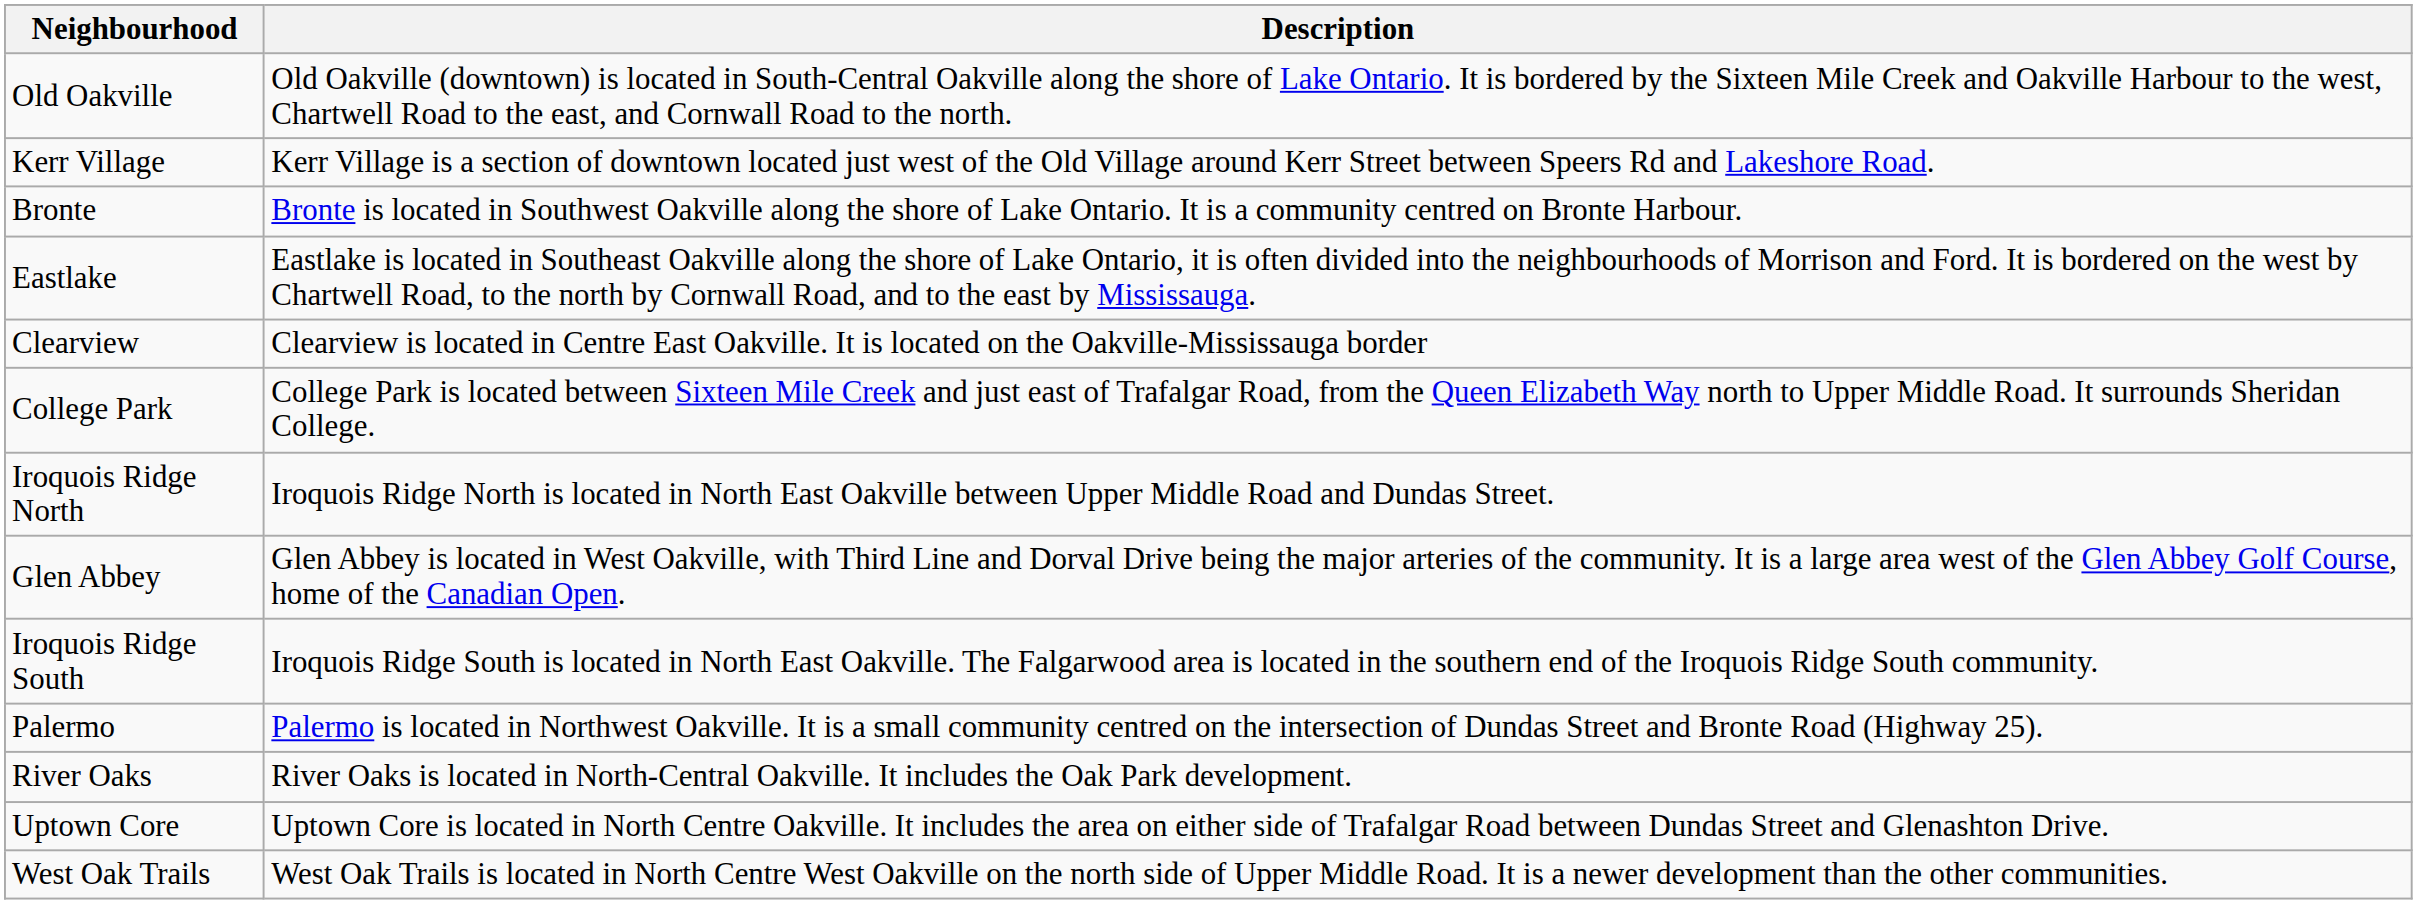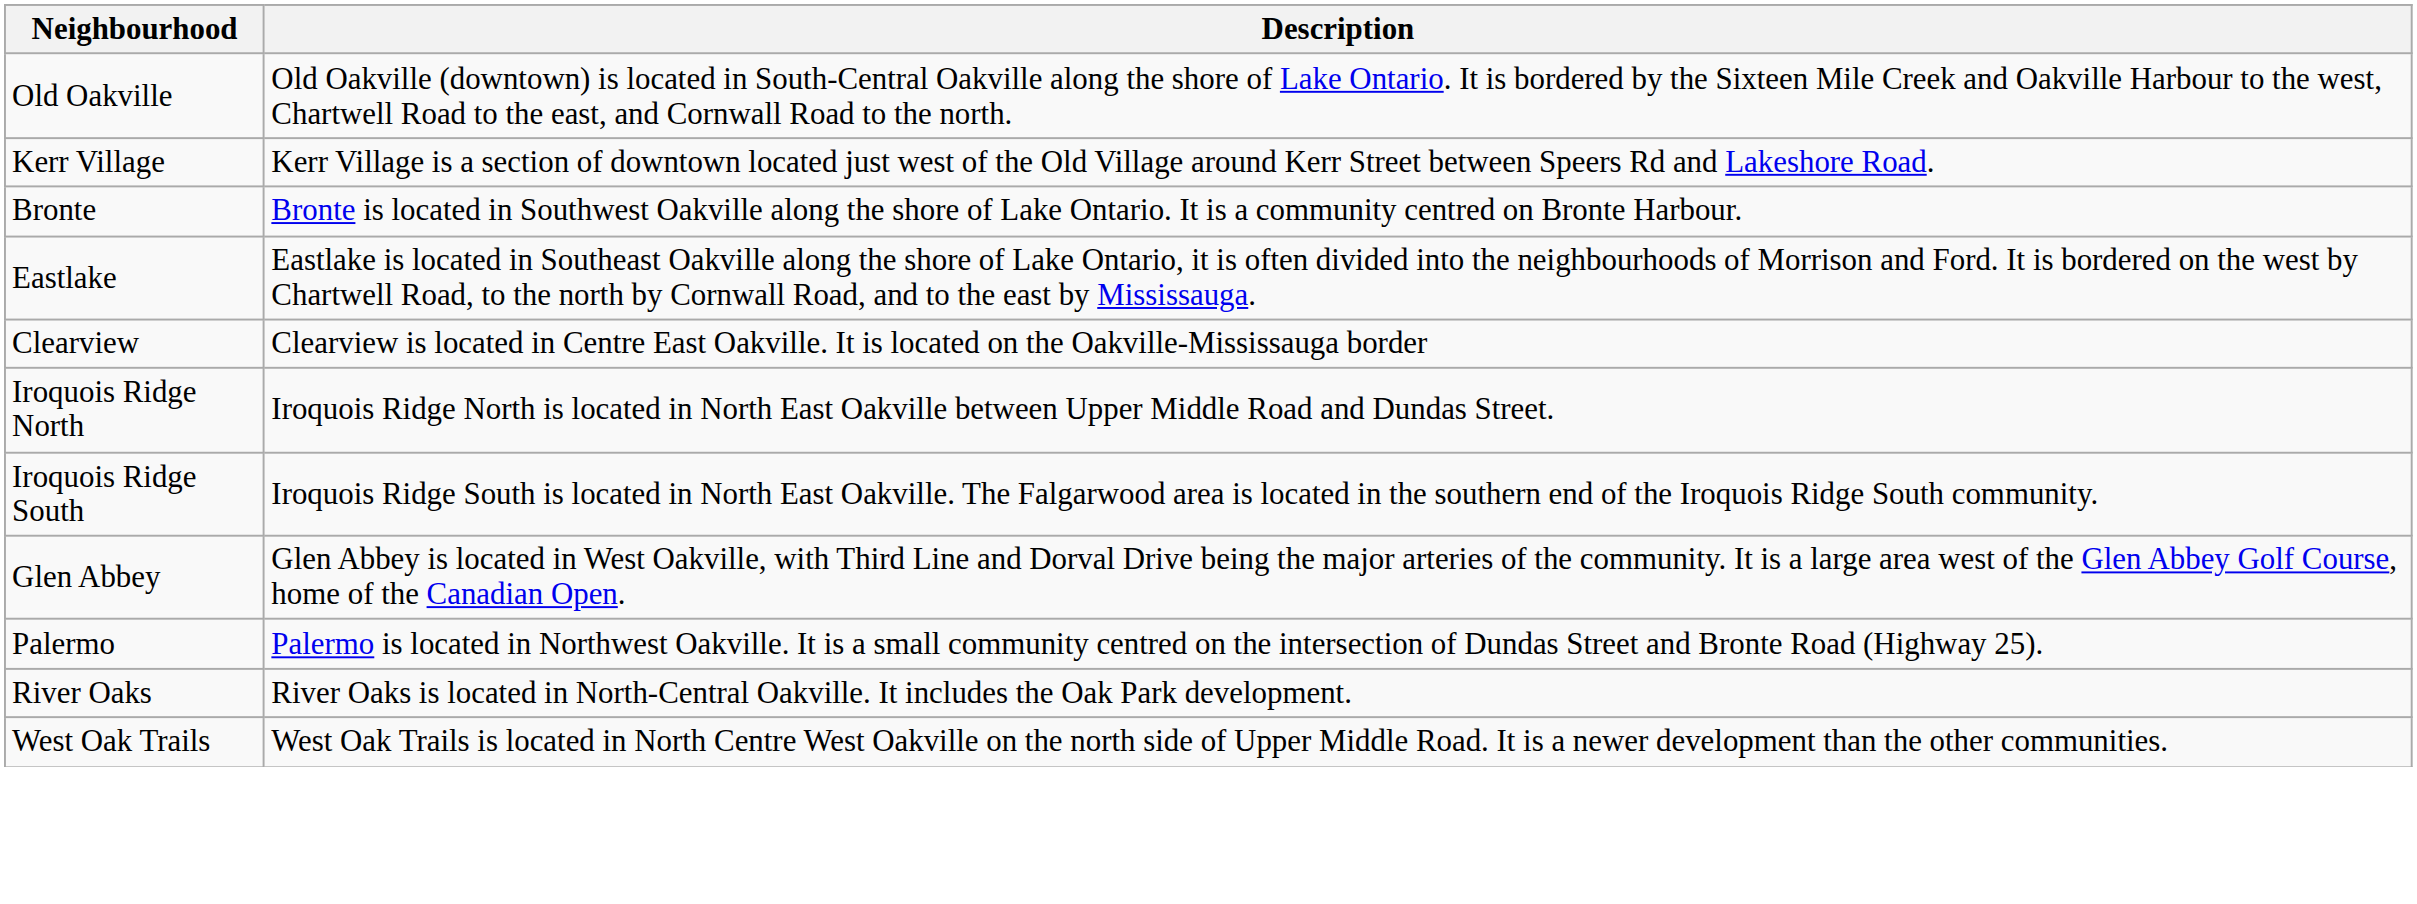- row: (92, 409)
rows swapped: (104, 660) <-> (86, 577)
- row: (96, 825)
